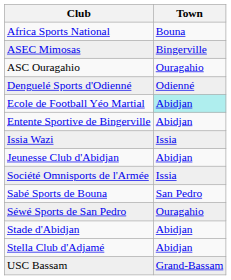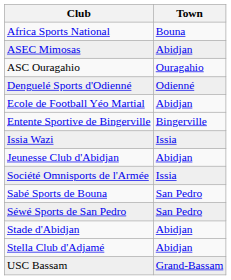(181, 49) Bingerville -> (174, 49) Abidjan
(174, 103) paleturquoise background -> (174, 103) no background
(174, 121) Abidjan -> (181, 121) Bingerville
(180, 211) Ouragahio -> (179, 211) San Pedro
